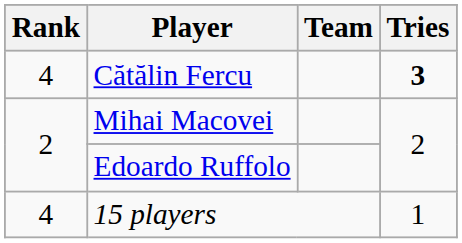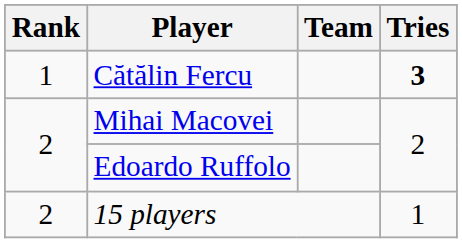(46, 74) 4 -> (46, 74) 1
(46, 213) 4 -> (46, 213) 2
